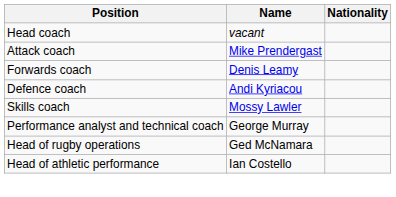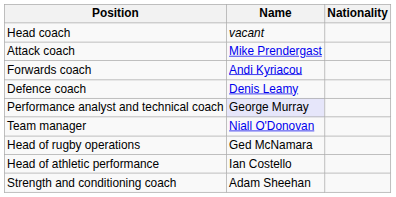(264, 70) Denis Leamy -> (266, 70) Andi Kyriacou
(266, 88) Andi Kyriacou -> (264, 88) Denis Leamy
- row: (38, 107)
(269, 126) no background -> (269, 107) lavender background
+ row: (47, 126)
+ row: (92, 182)
